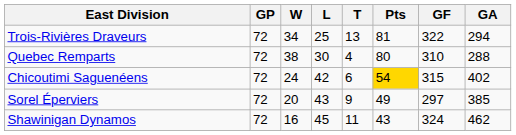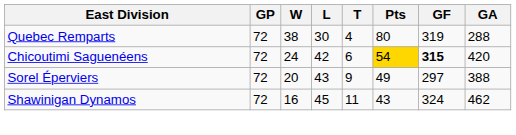- row: (77, 36)
(433, 57) 310 -> (433, 36) 319
(433, 78) normal -> (433, 57) bold
(479, 78) 402 -> (479, 57) 420
(479, 99) 385 -> (479, 78) 388
